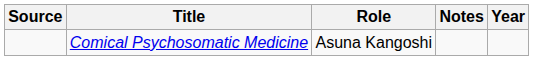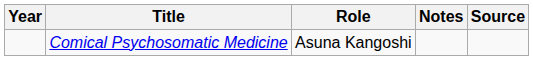columns swapped: (508, 17) <-> (35, 17)
